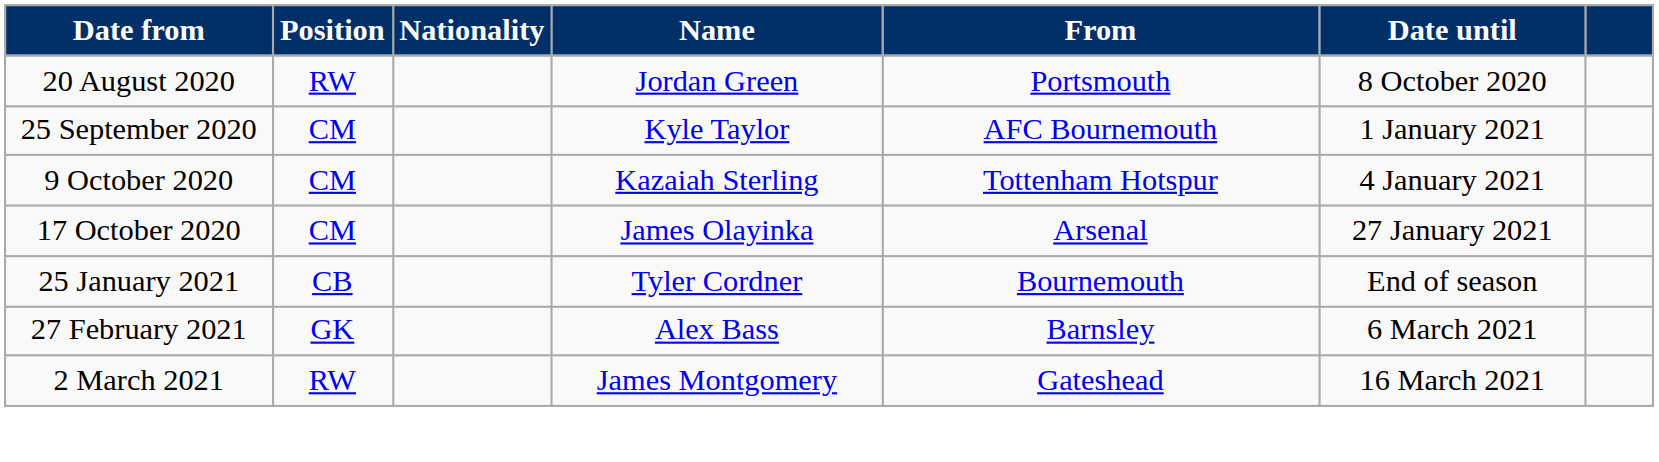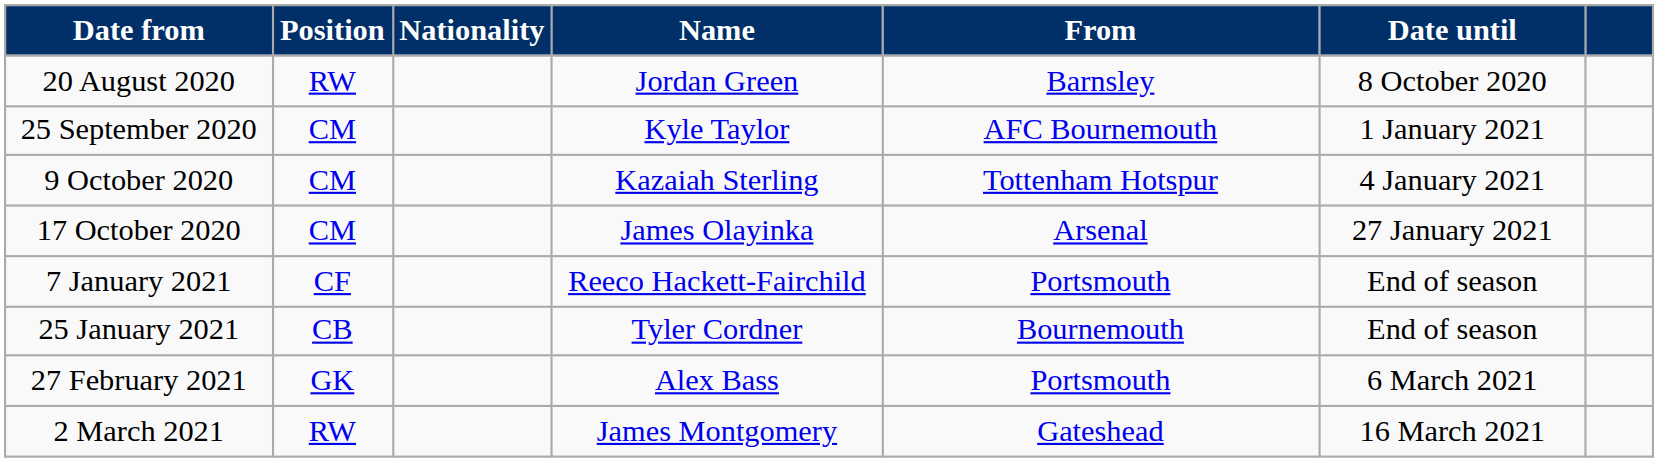(1100, 80) Portsmouth -> (1100, 80) Barnsley
+ row: (139, 280)
(1100, 330) Barnsley -> (1100, 380) Portsmouth
